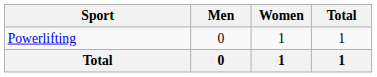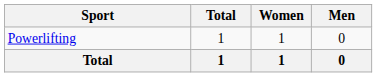columns swapped: (221, 15) <-> (342, 15)
